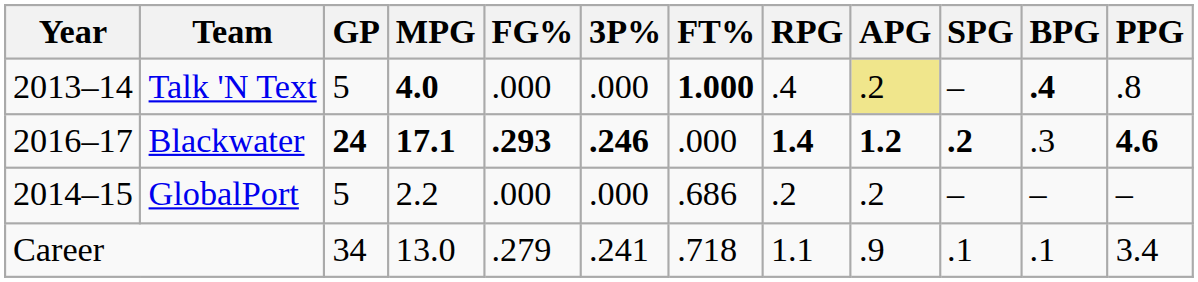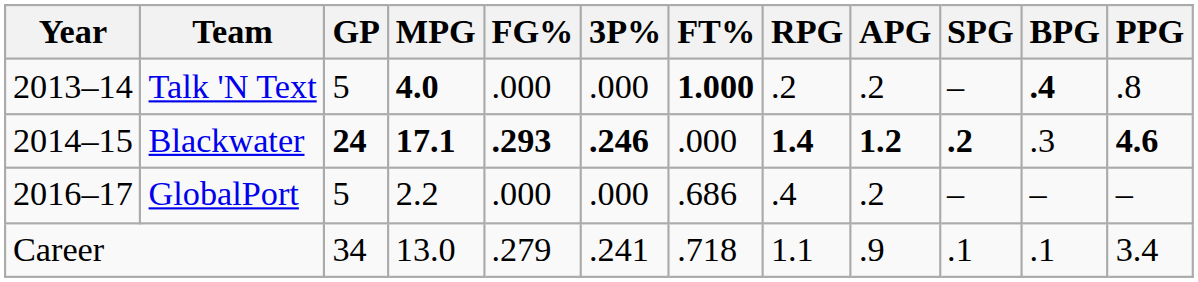(784, 85) .4 -> (784, 85) .2
(872, 85) khaki background -> (872, 85) no background
(73, 140) 2016–17 -> (73, 140) 2014–15
(73, 194) 2014–15 -> (73, 194) 2016–17
(784, 194) .2 -> (784, 194) .4
